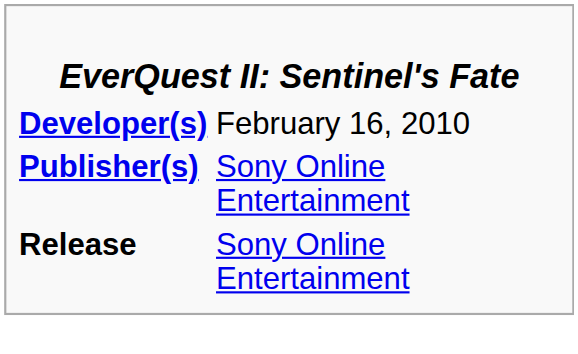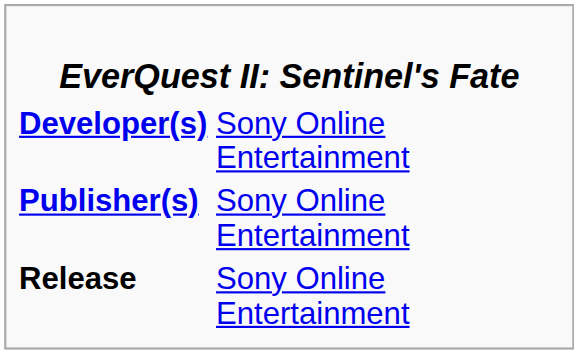(343, 123) February 16, 2010 -> (313, 140) Sony Online Entertainment
